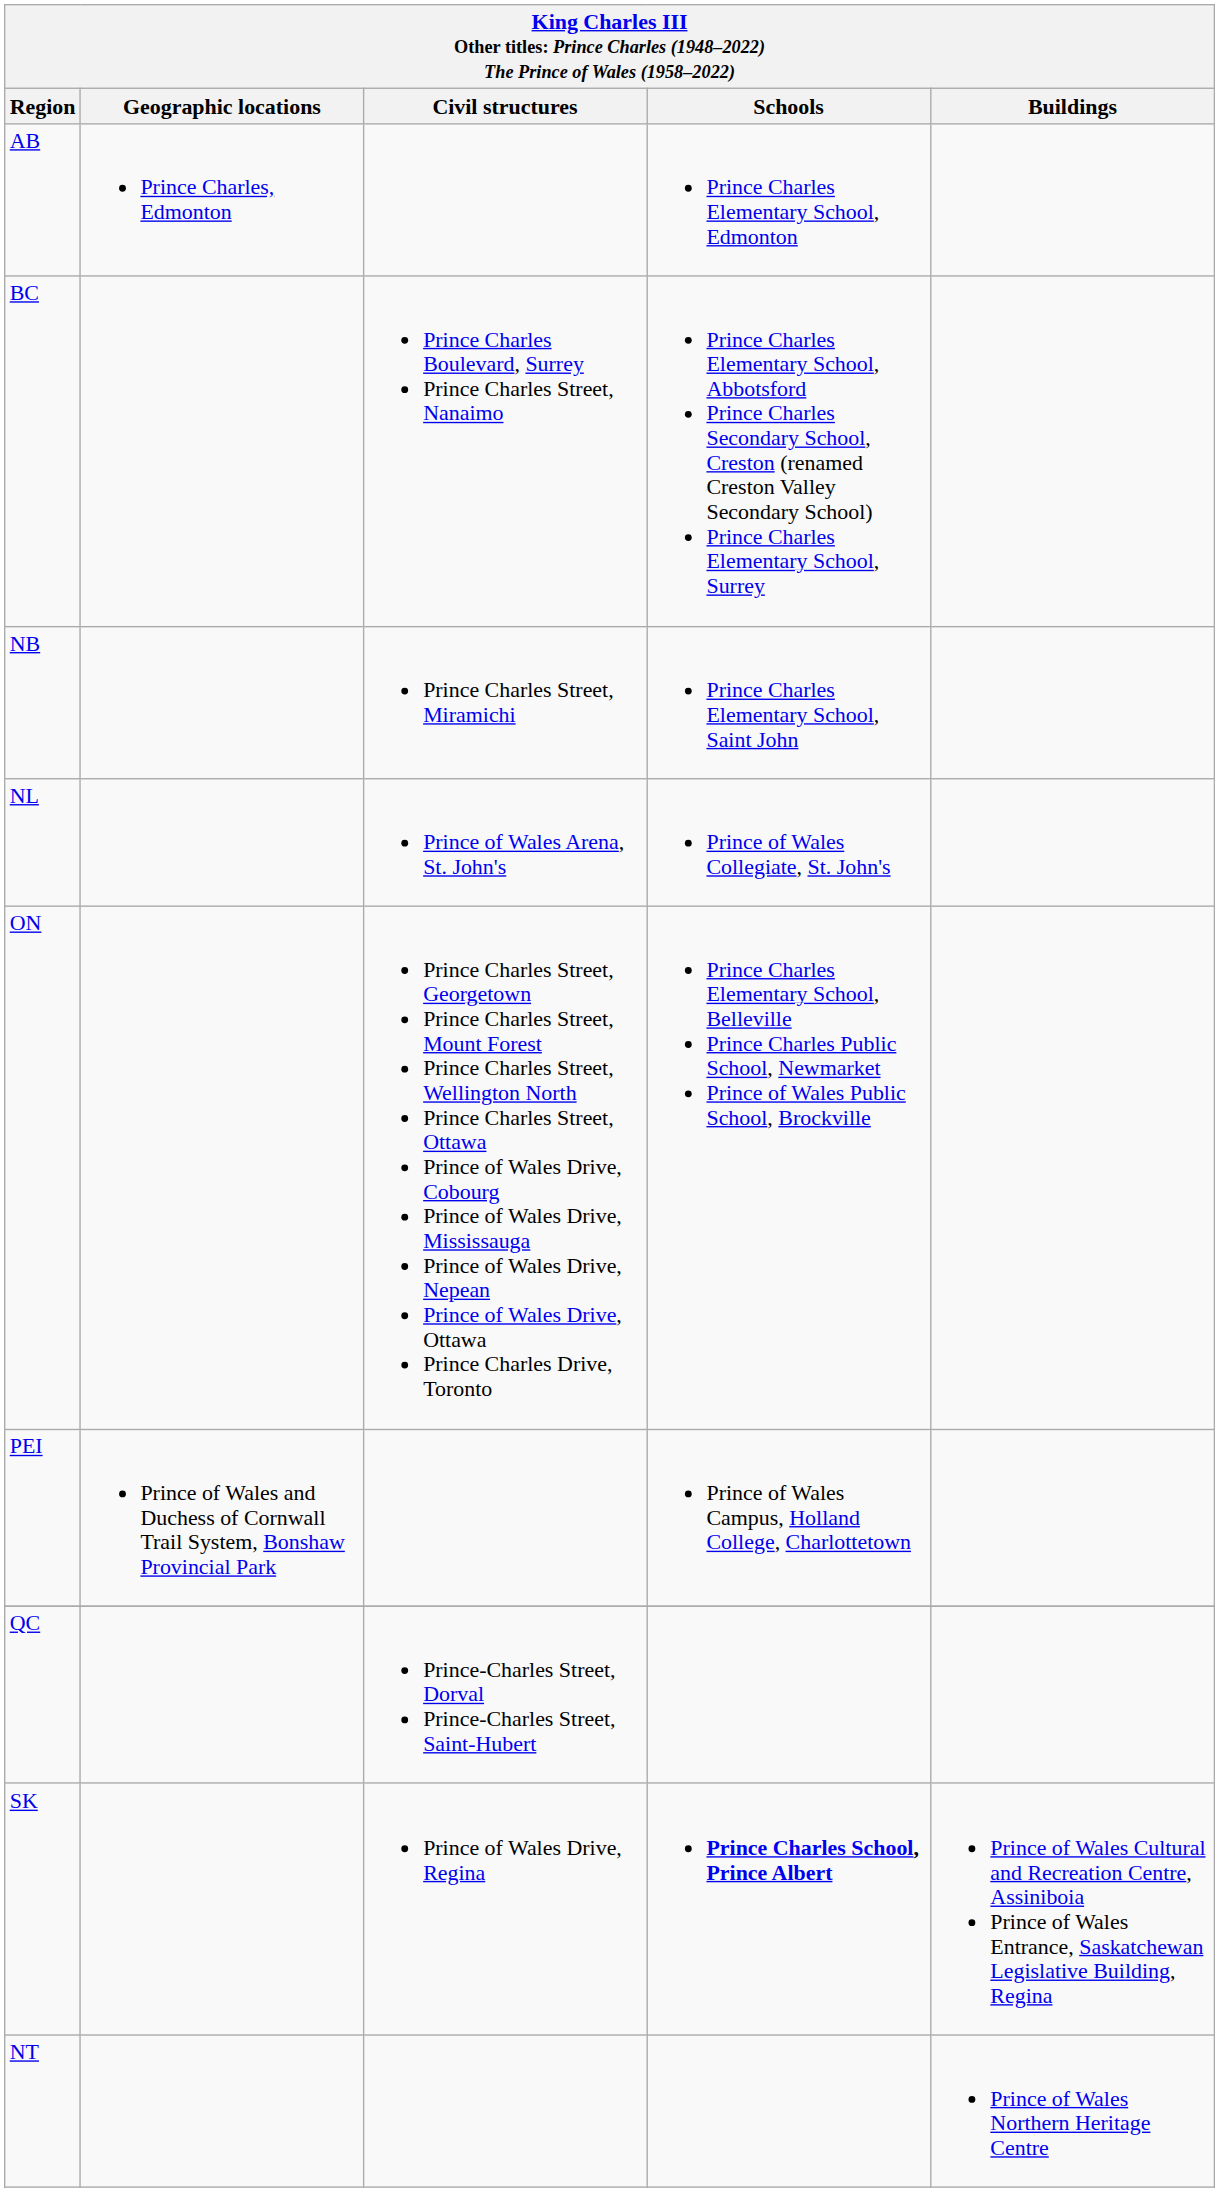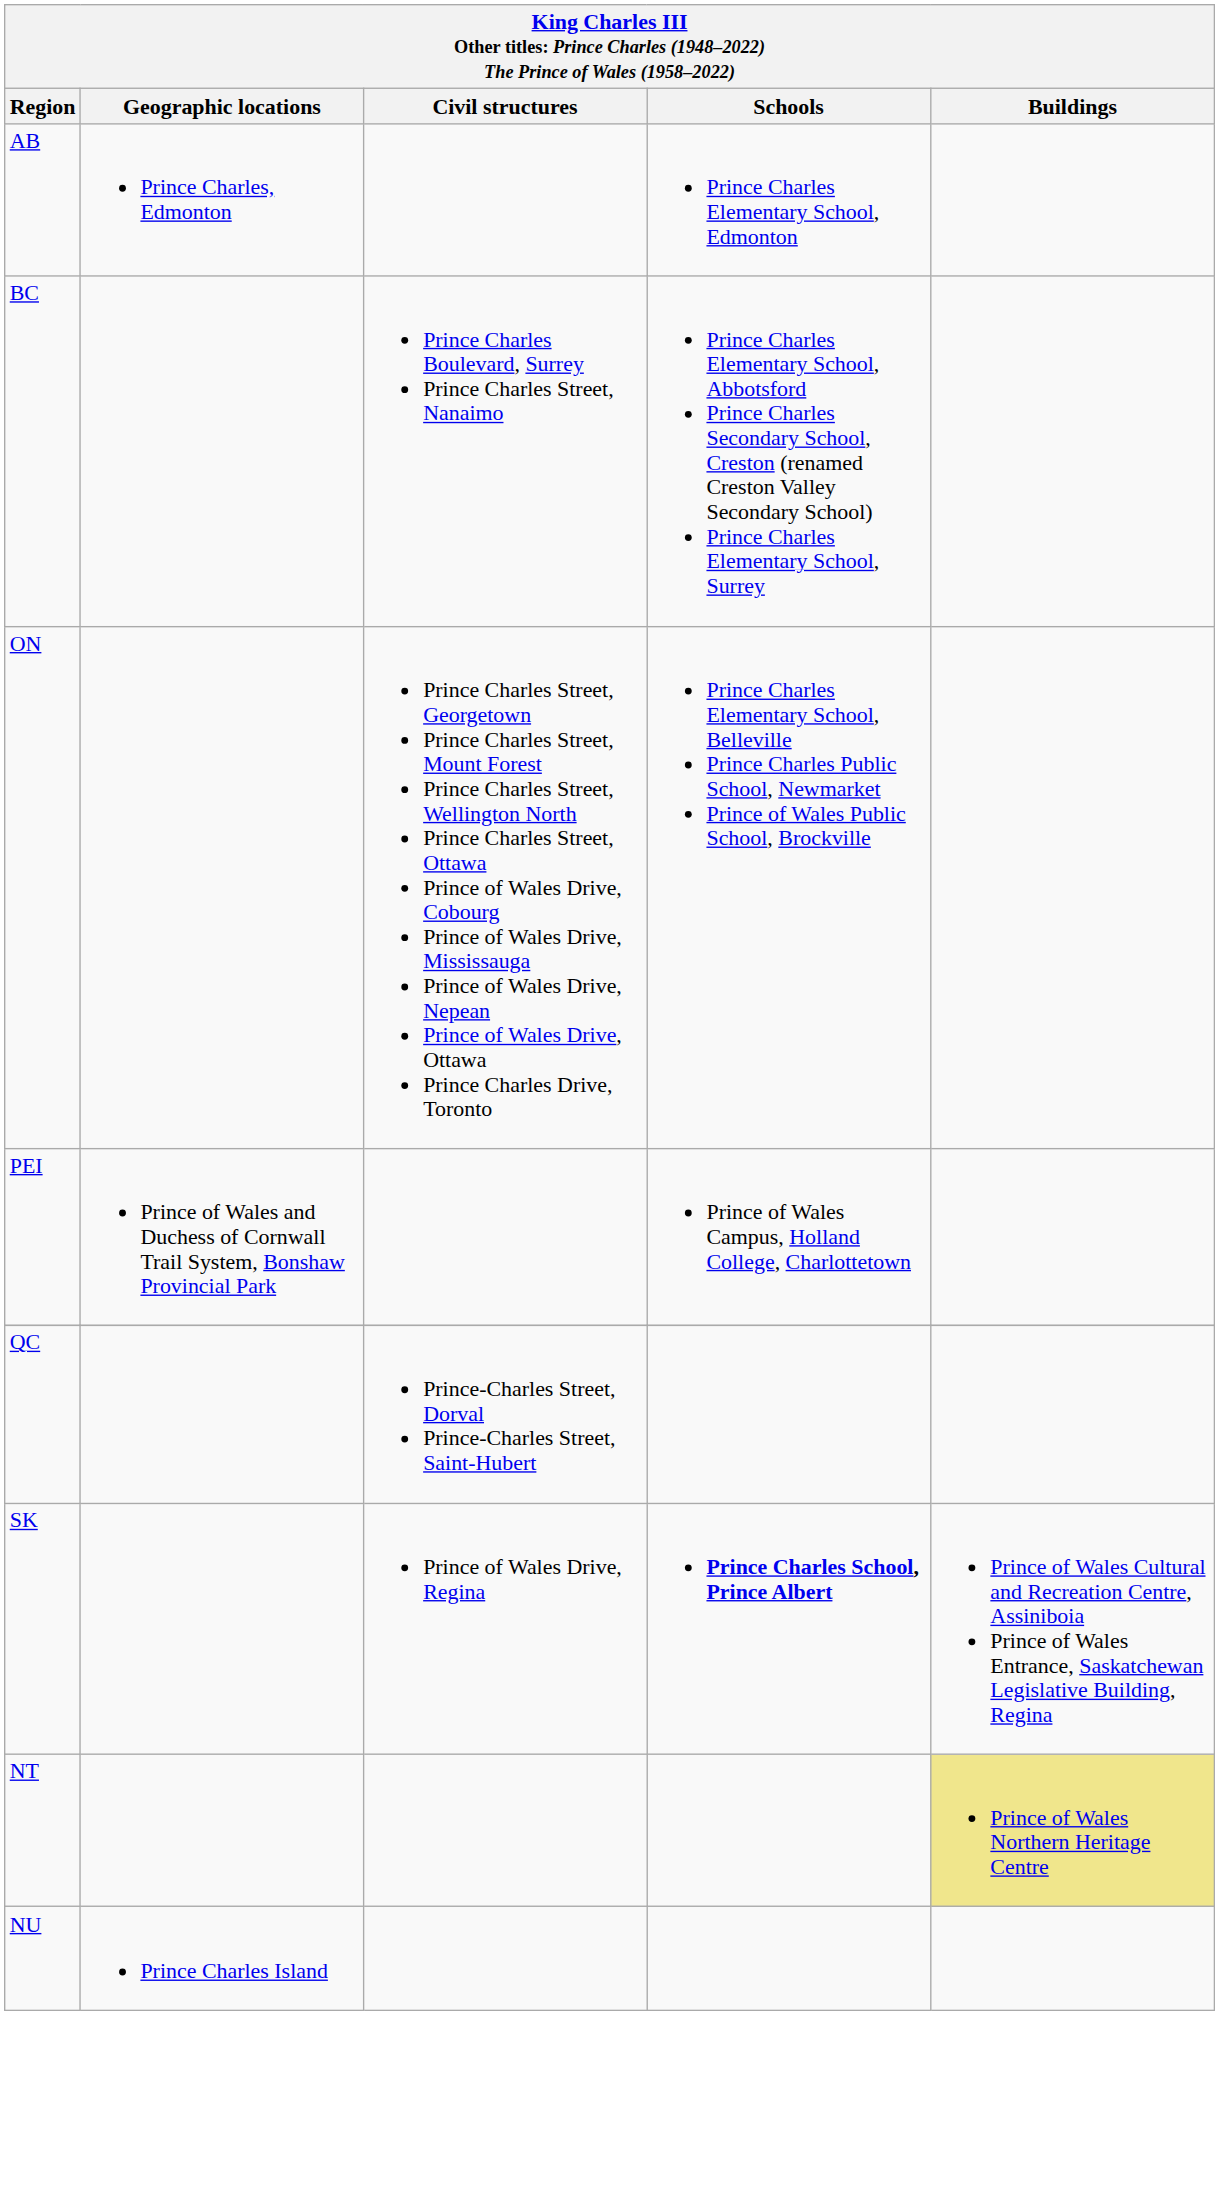- row: (25, 643)
- row: (24, 795)
(1072, 2123) no background -> (1072, 1843) khaki background
+ row: (26, 1923)
